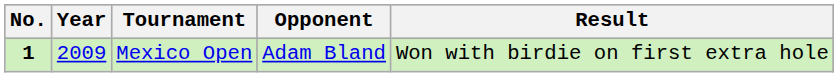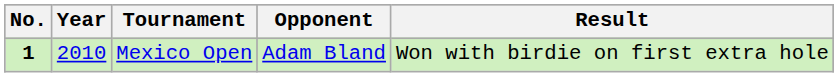(82, 55) 2009 -> (82, 55) 2010
